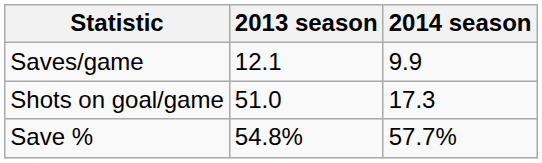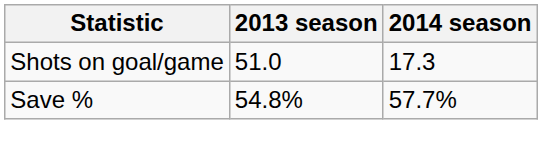- row: (77, 61)
